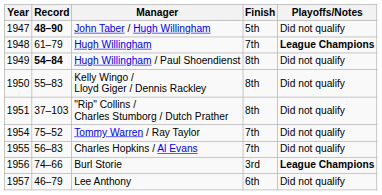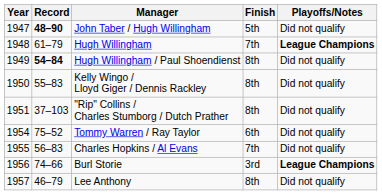(252, 133) 7th -> (252, 133) 6th
(252, 181) 6th -> (252, 181) 8th
